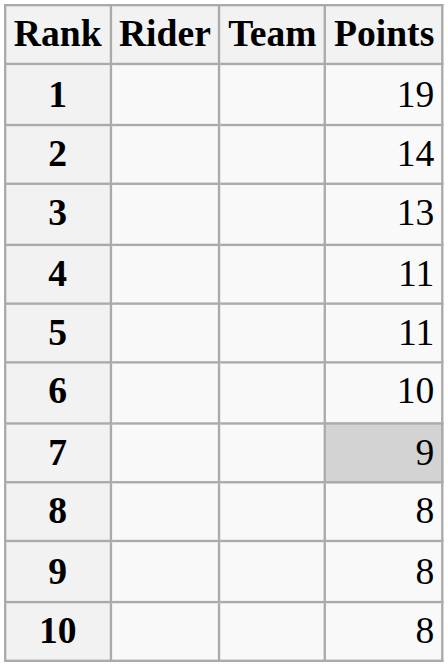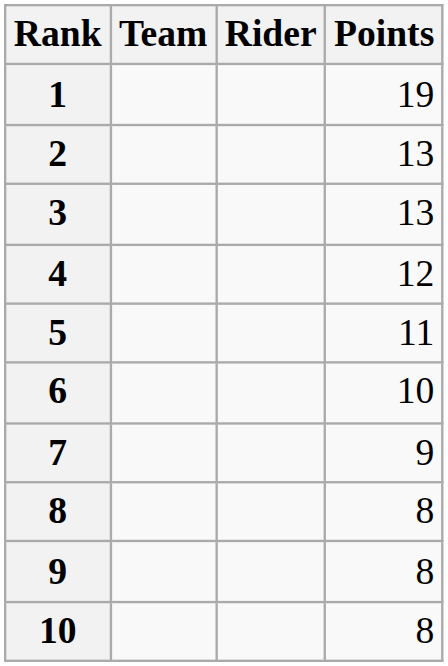columns swapped: (165, 34) <-> (272, 34)
(415, 153) 14 -> (415, 153) 13
(416, 272) 11 -> (415, 272) 12
(425, 451) lightgrey background -> (425, 451) no background
